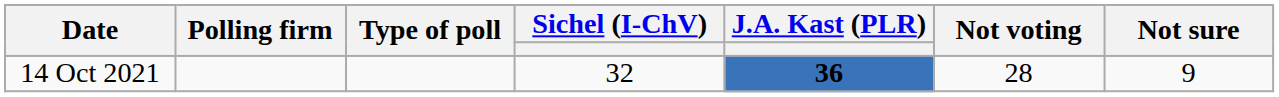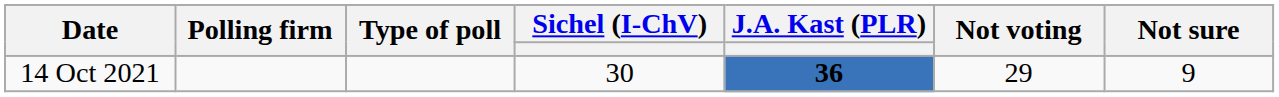(620, 74) 32 -> (620, 74) 30
(1019, 74) 28 -> (1019, 74) 29
